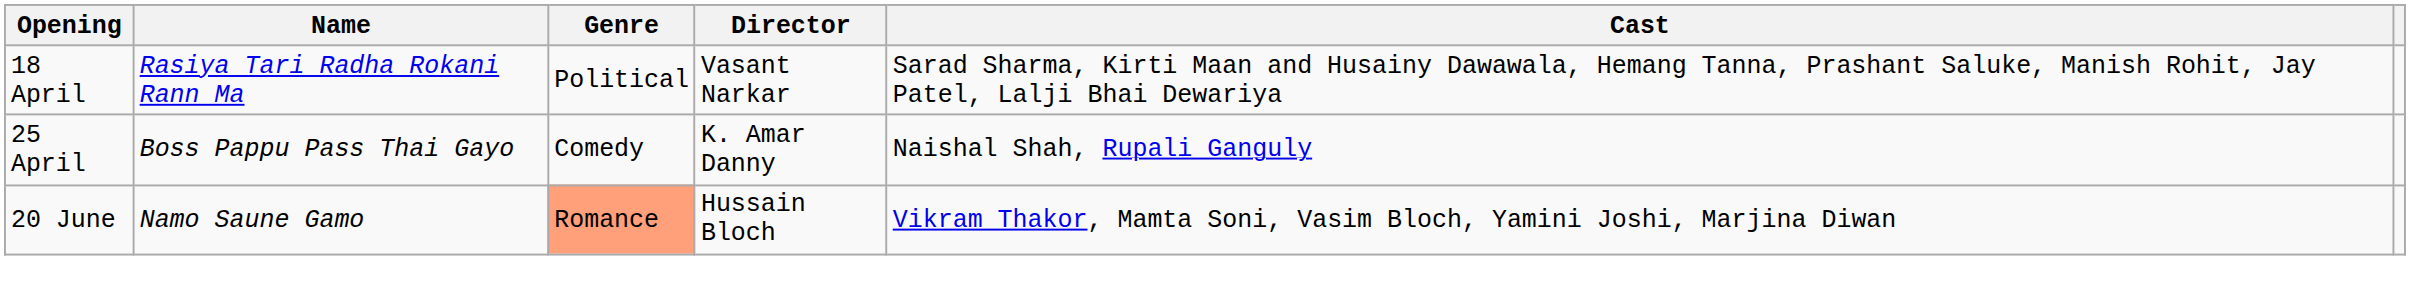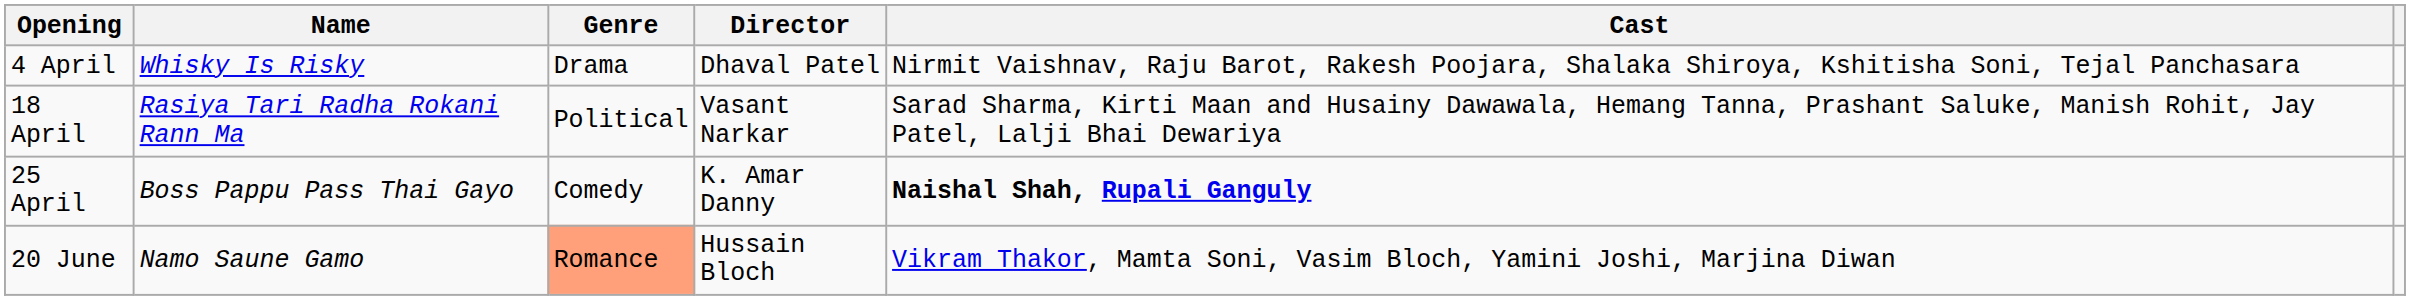+ row: (63, 66)
(1102, 150) normal -> (1102, 191) bold
